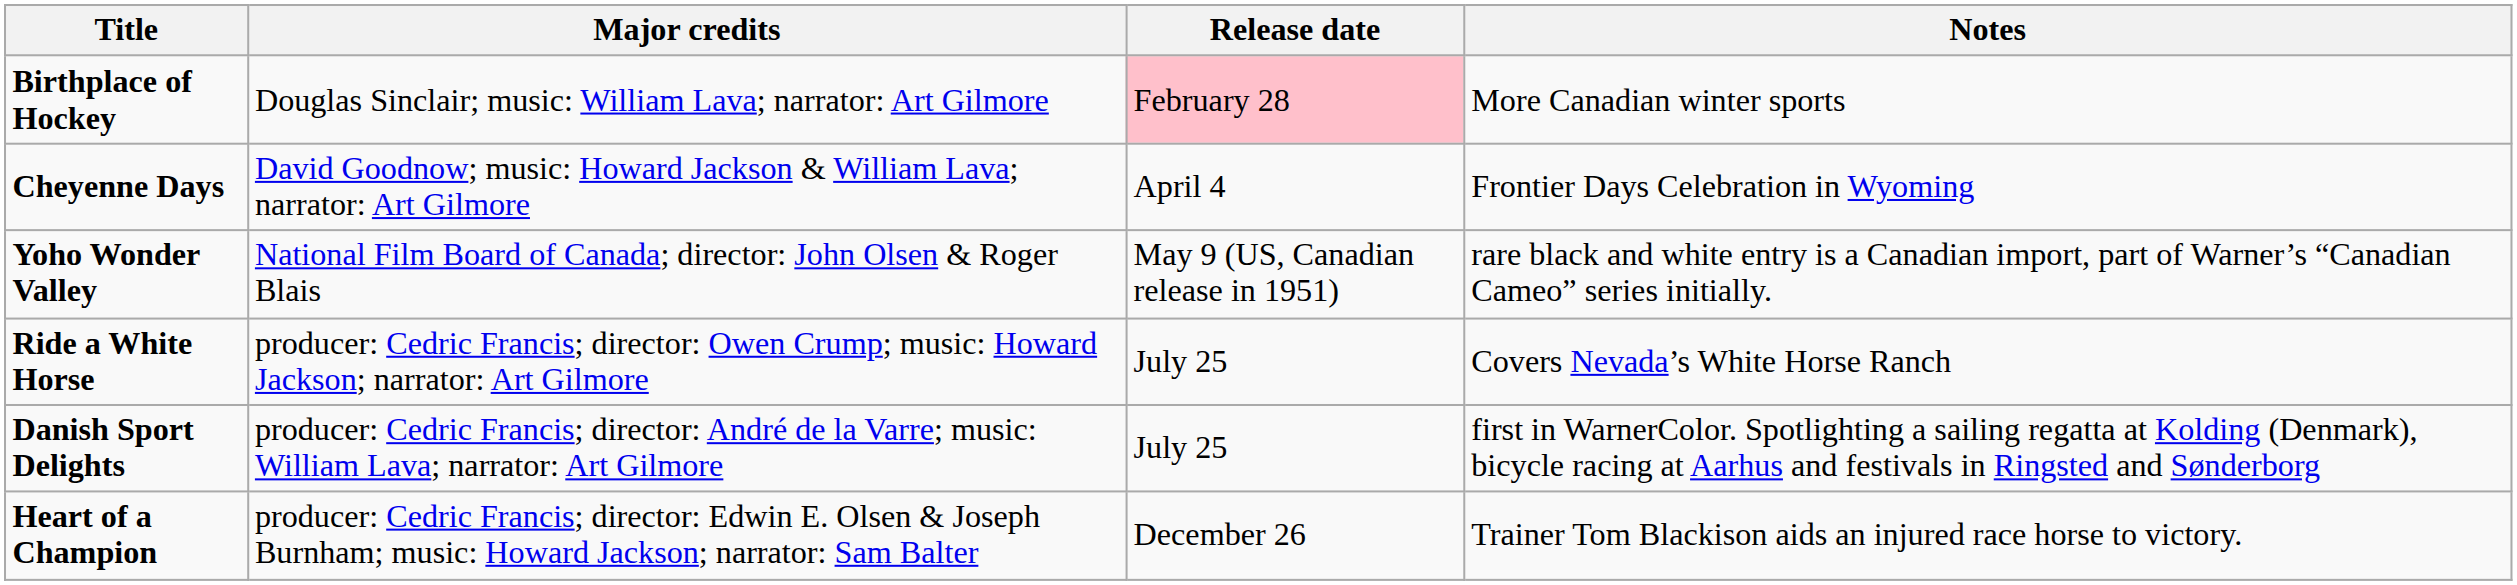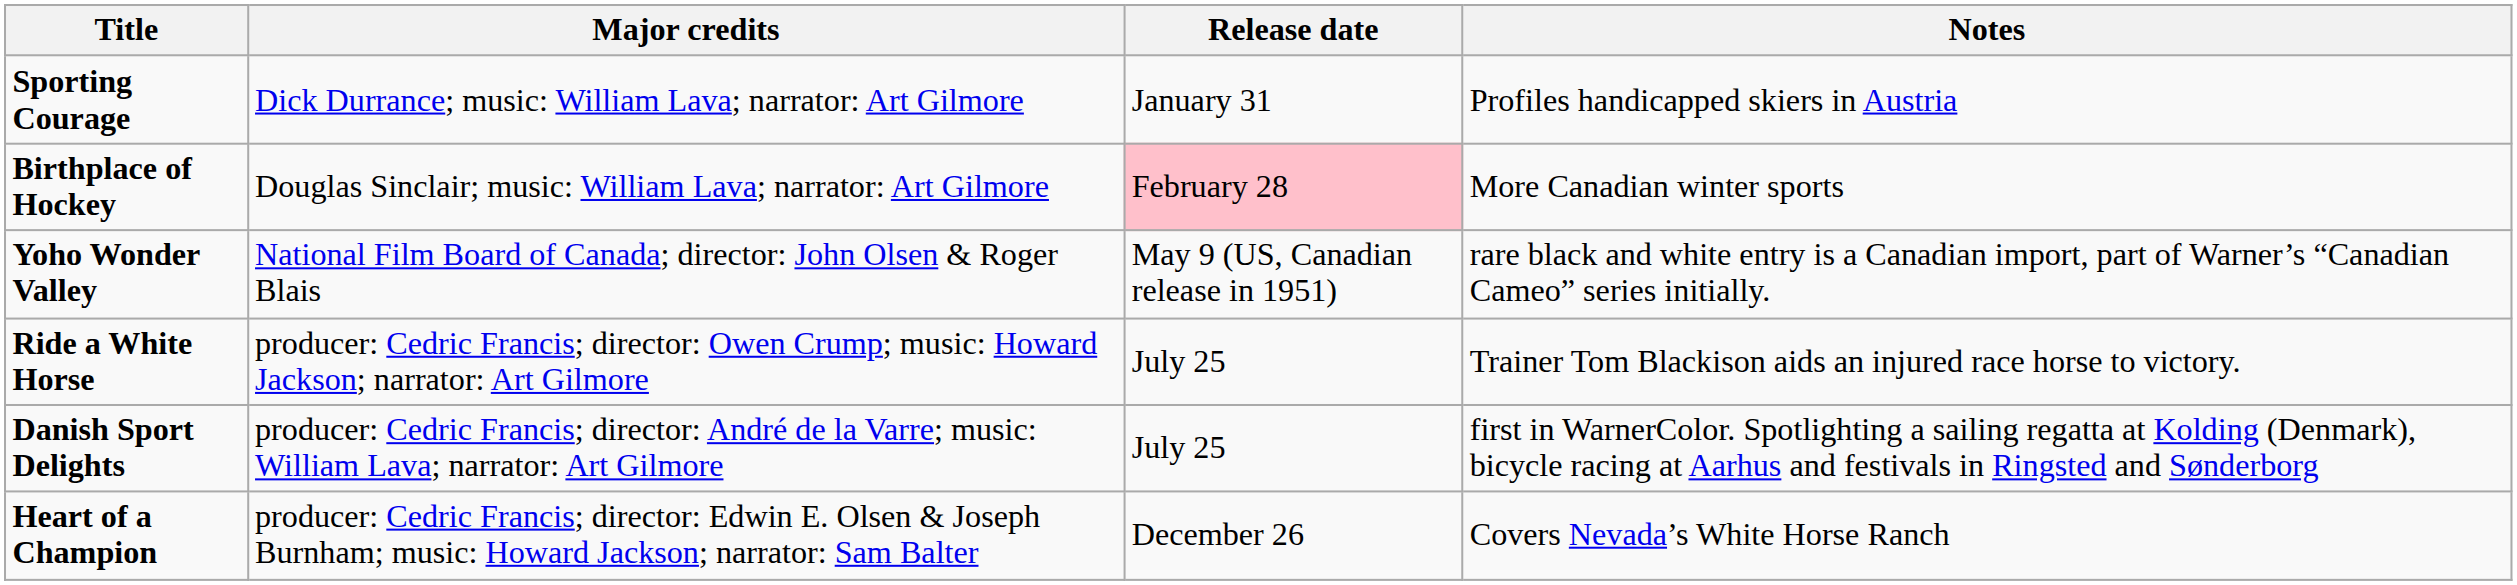+ row: (72, 99)
- row: (118, 186)
(1711, 360) Covers Nevada’s White Horse Ranch -> (1855, 360) Trainer Tom Blackison aids an injured race horse to victory.
(1857, 535) Trainer Tom Blackison aids an injured race horse to victory. -> (1710, 535) Covers Nevada’s White Horse Ranch
